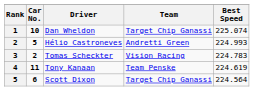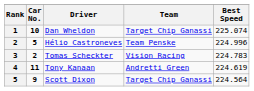(158, 44) Andretti Green -> (151, 44) Team Penske
(231, 44) 224.993 -> (231, 44) 224.996
(151, 68) Team Penske -> (158, 68) Andretti Green
(35, 80) 6 -> (35, 80) 9
